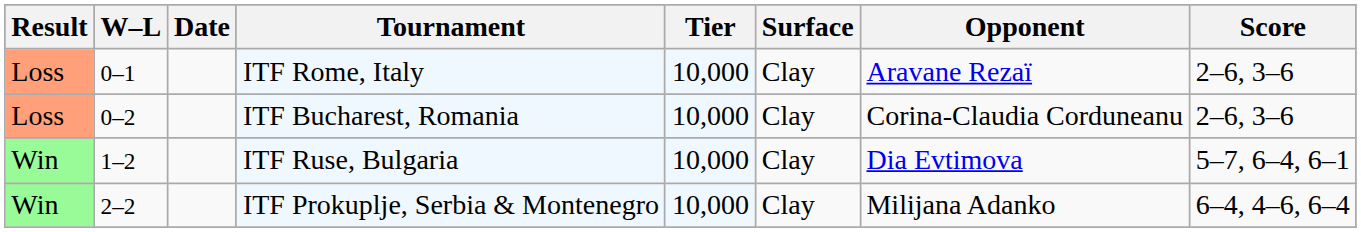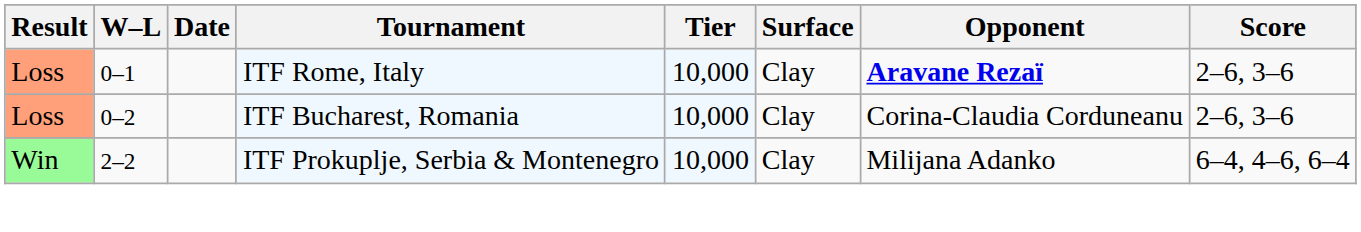(949, 71) normal -> (955, 71) bold
- row: (351, 159)
